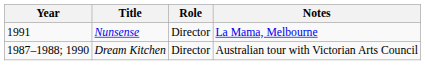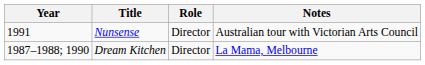(267, 32) La Mama, Melbourne -> (317, 32) Australian tour with Victorian Arts Council
(317, 50) Australian tour with Victorian Arts Council -> (267, 50) La Mama, Melbourne
